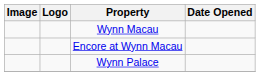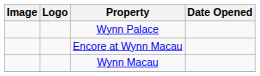rows swapped: (128, 29) <-> (128, 63)
